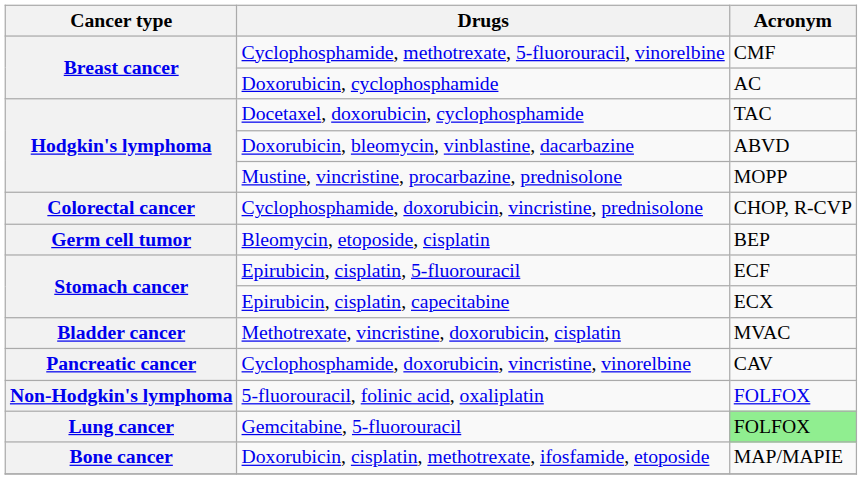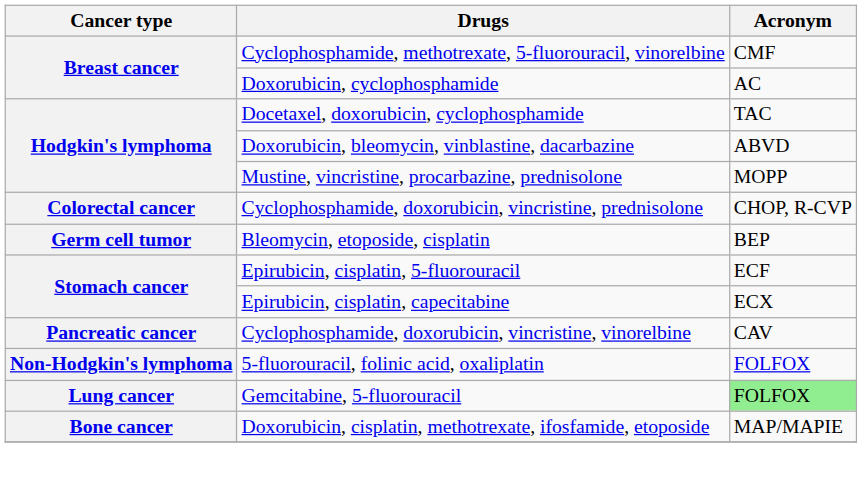- row: (431, 332)
